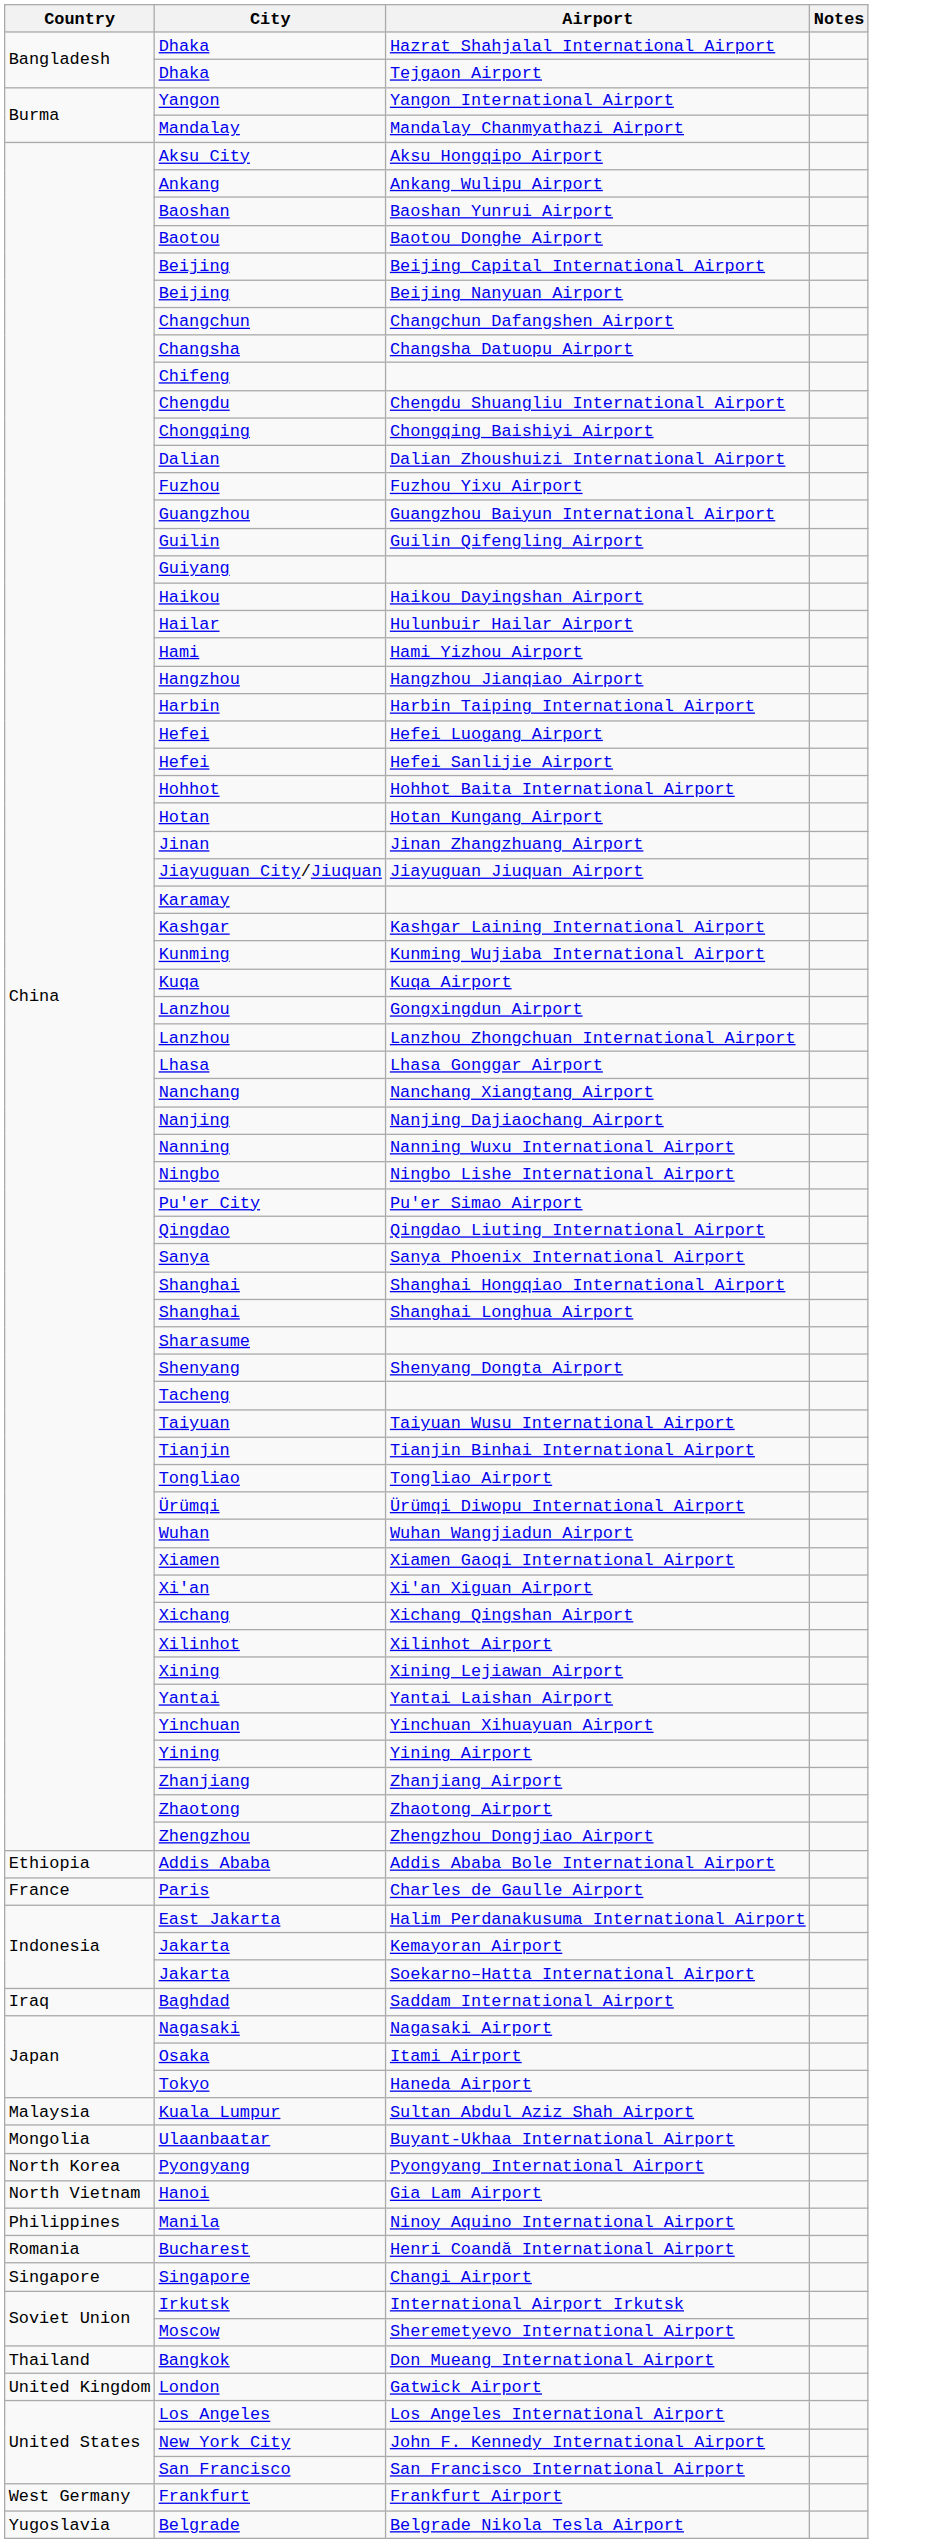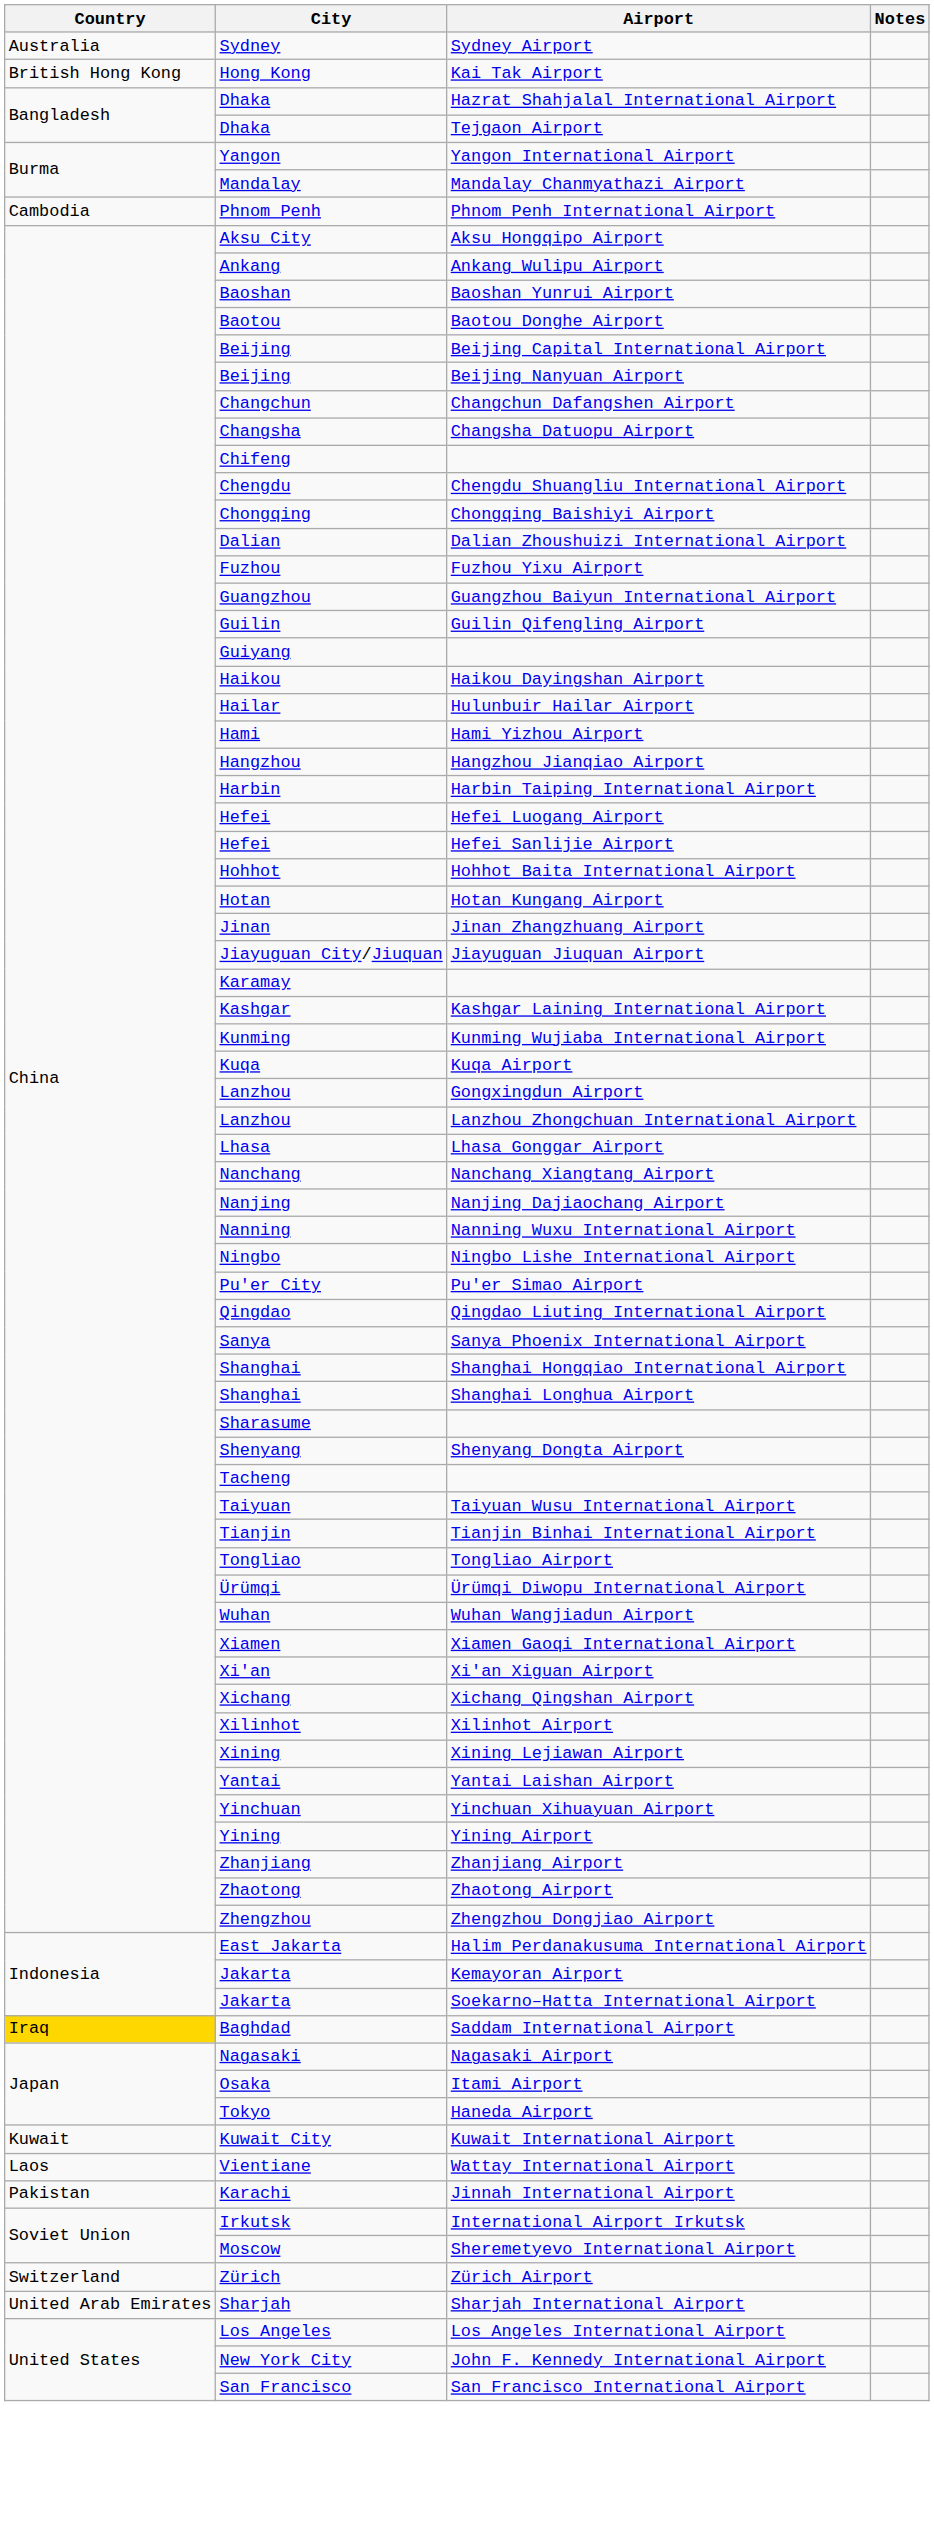+ row: (250, 46)
+ row: (265, 74)
+ row: (270, 211)
- row: (214, 1864)
- row: (184, 1891)
(29, 2002) no background -> (29, 2029) gold background
+ row: (275, 2139)
+ row: (265, 2167)
- row: (220, 2112)
- row: (214, 2139)
- row: (204, 2167)
- row: (184, 2194)
- row: (189, 2222)
+ row: (255, 2194)
- row: (204, 2249)
- row: (204, 2277)
+ row: (250, 2277)
- row: (194, 2360)
+ row: (255, 2305)
- row: (189, 2387)
- row: (204, 2497)
- row: (199, 2525)
